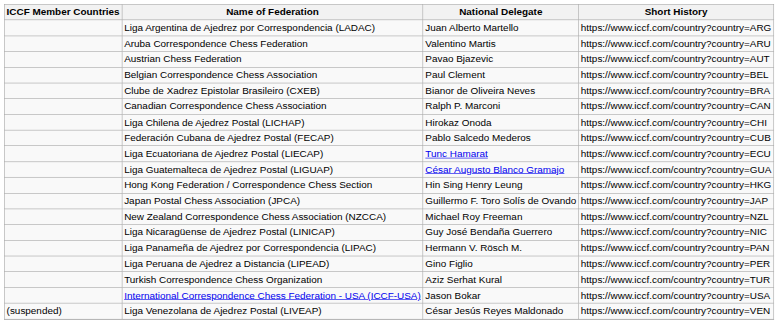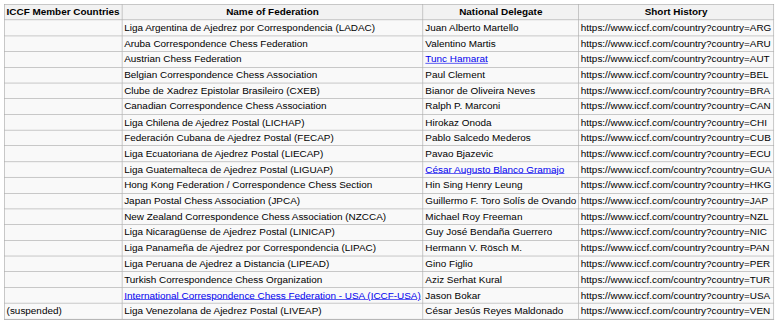(459, 59) Pavao Bjazevic -> (457, 59) Tunc Hamarat
(457, 153) Tunc Hamarat -> (459, 153) Pavao Bjazevic
